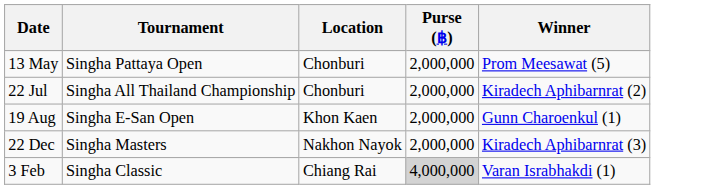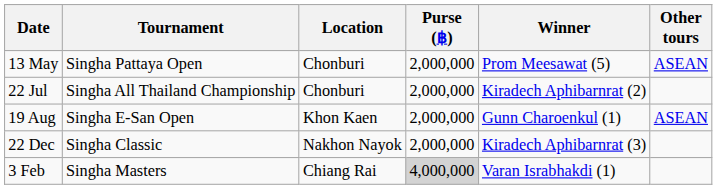+ column: (681, 27)
(116, 144) Singha Masters -> (114, 144) Singha Classic
(114, 171) Singha Classic -> (116, 171) Singha Masters
